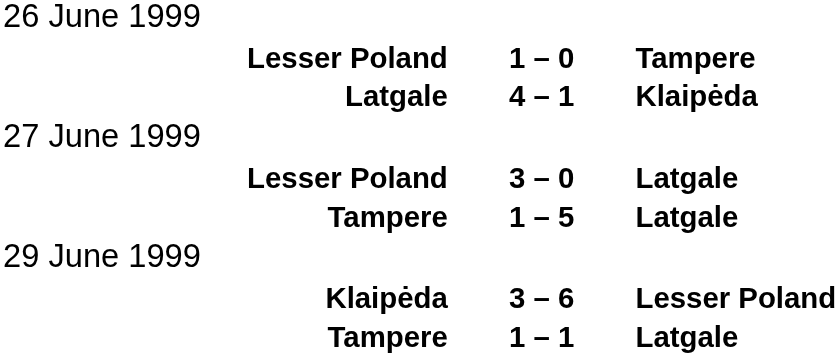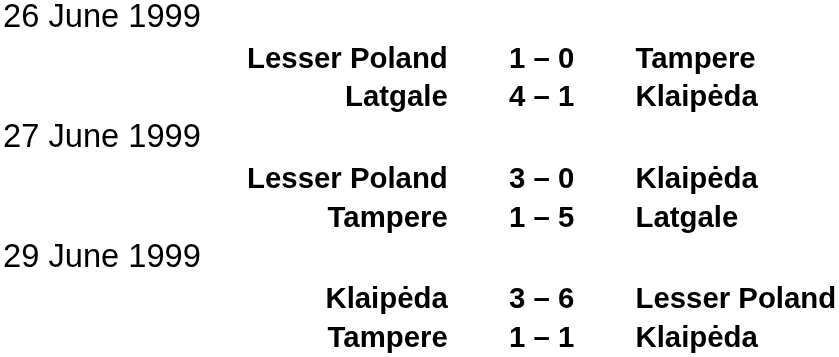(687, 178) Latgale -> (697, 178) Klaipėda
(687, 337) Latgale -> (697, 337) Klaipėda
